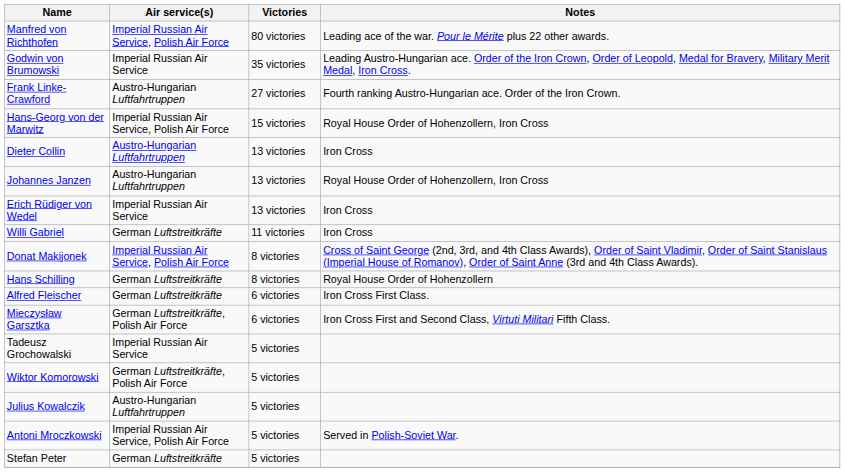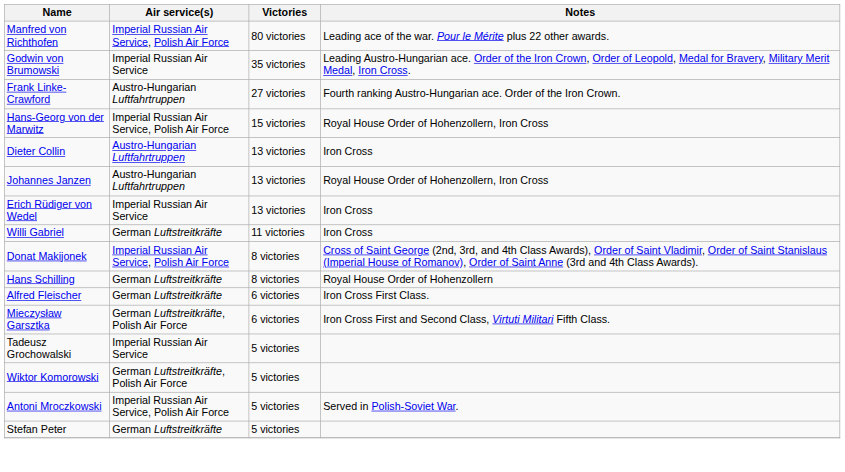- row: (46, 406)
